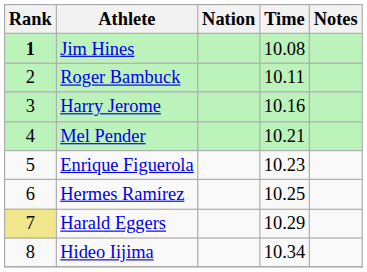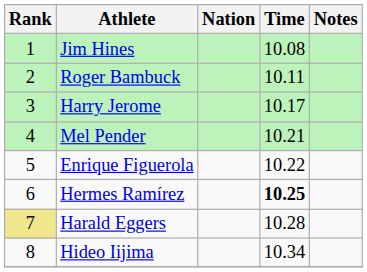(30, 48) bold -> (30, 48) normal
(284, 106) 10.16 -> (284, 106) 10.17
(284, 164) 10.23 -> (284, 164) 10.22
(284, 194) normal -> (284, 194) bold
(284, 223) 10.29 -> (284, 223) 10.28
